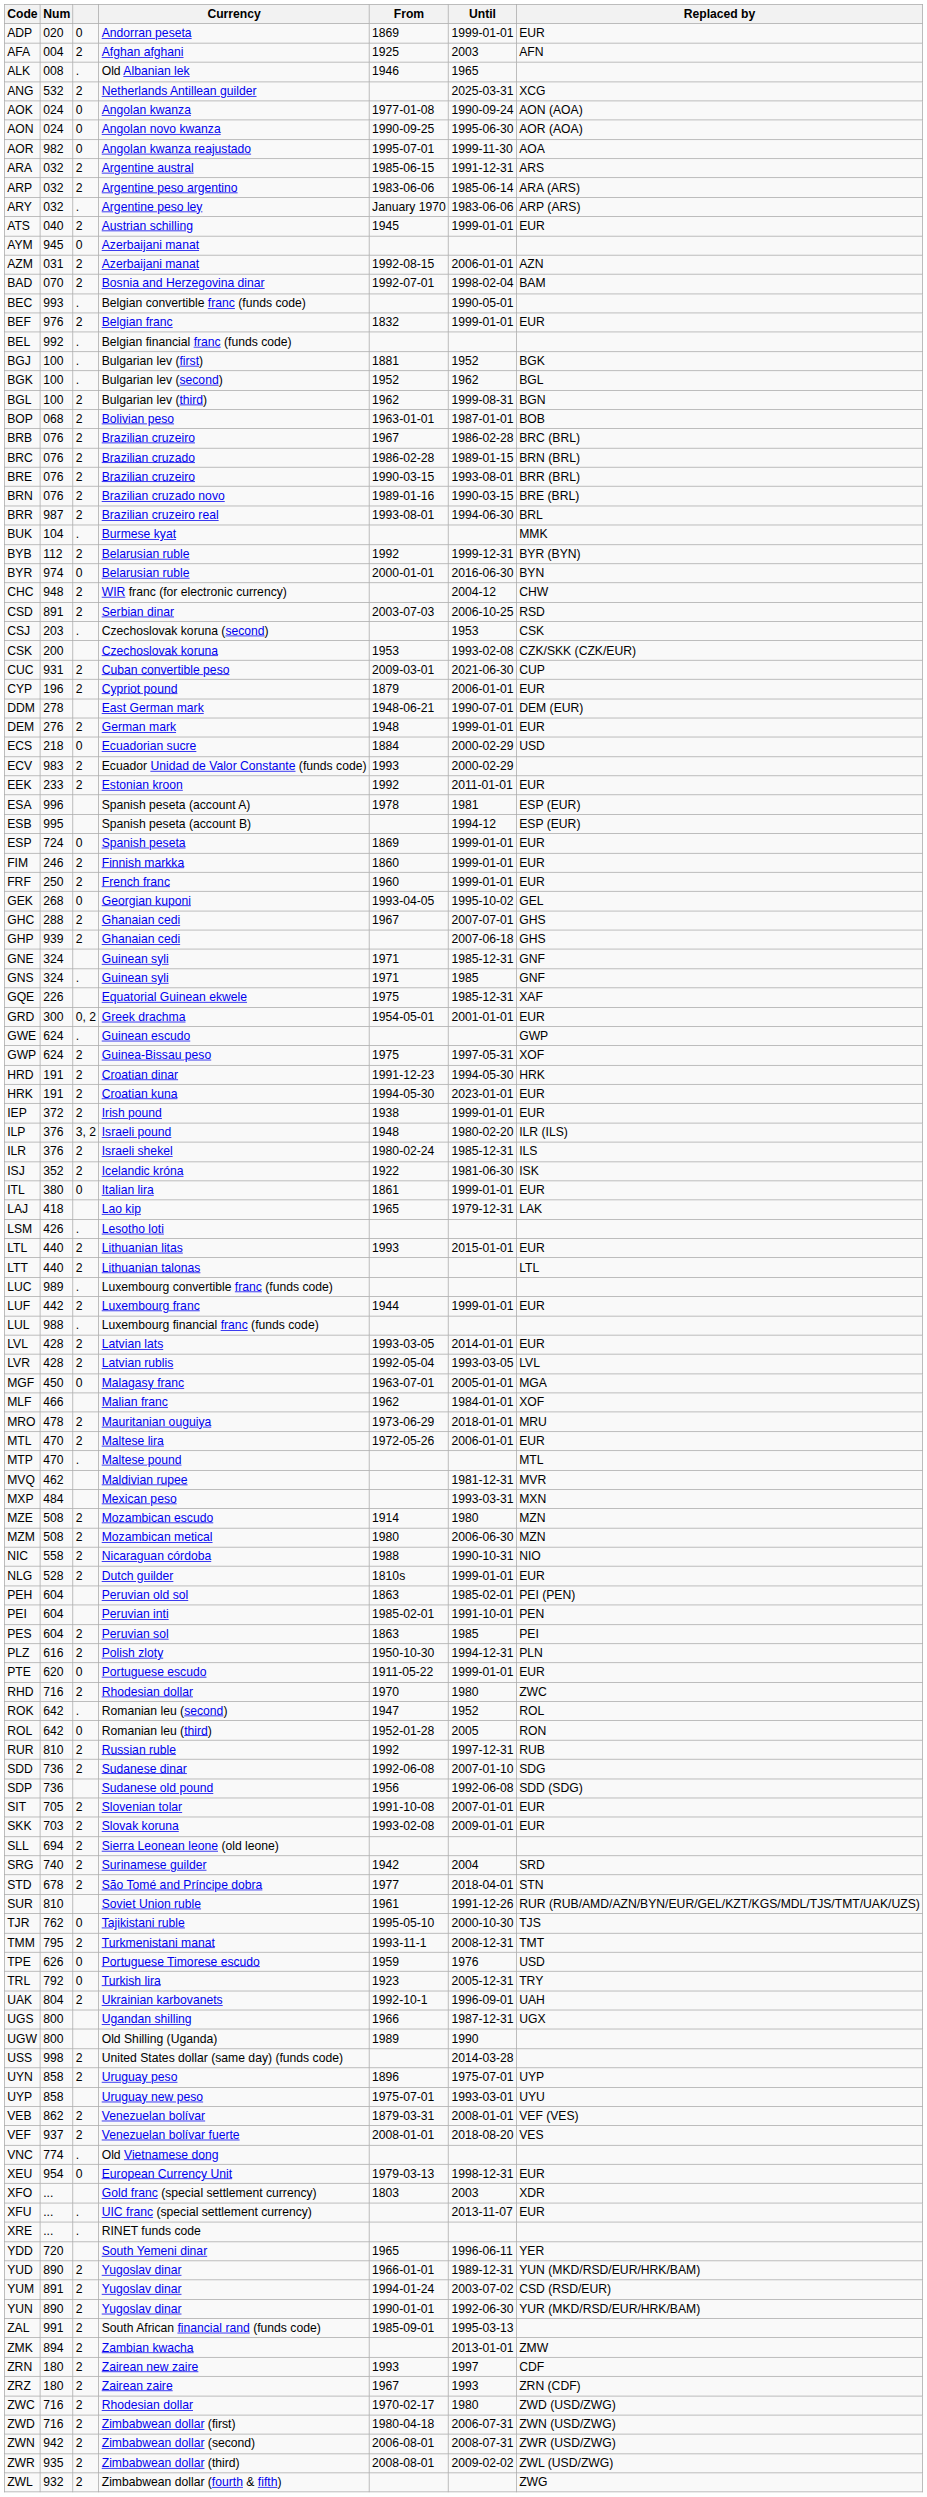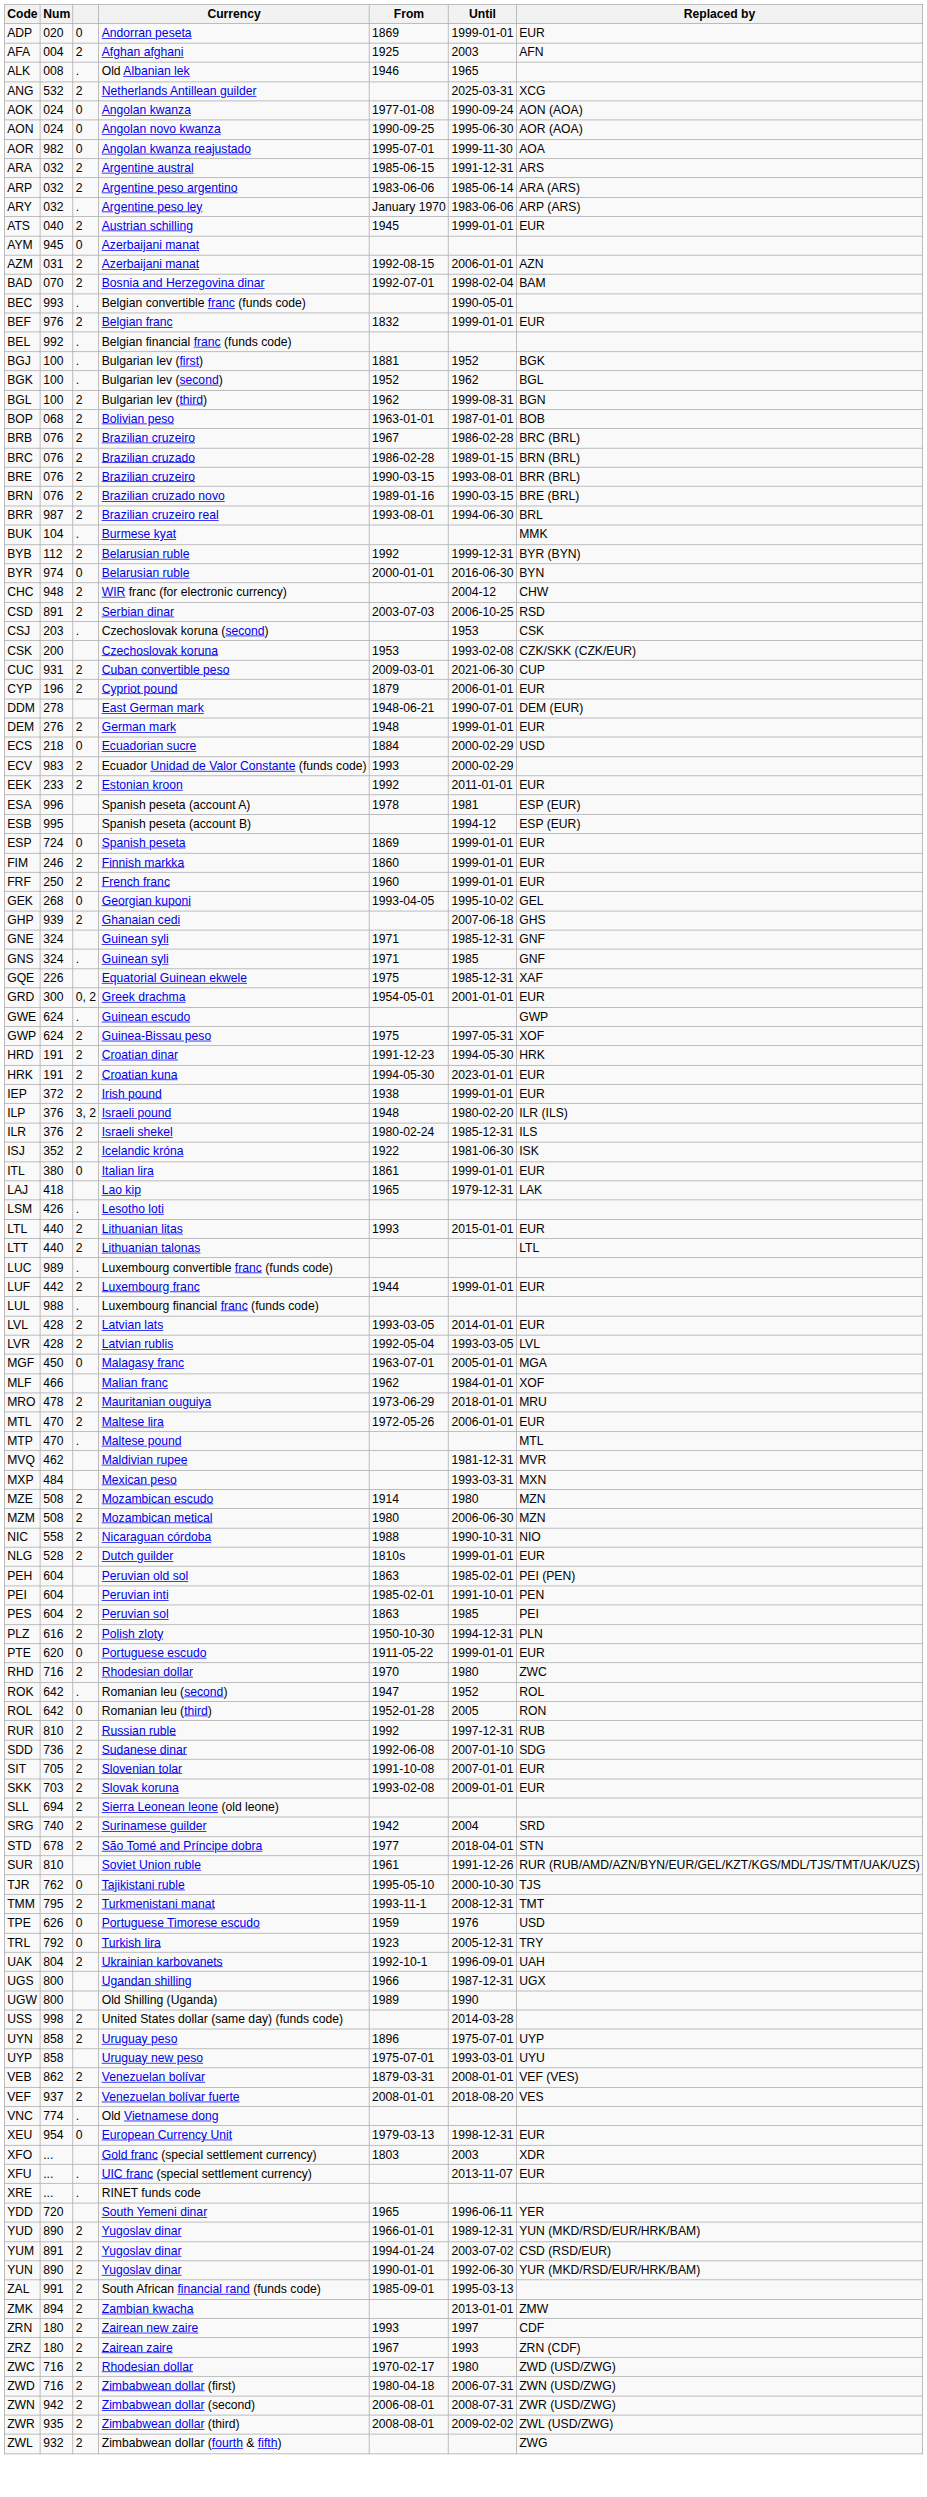- row: (21, 920)
- row: (20, 1788)
